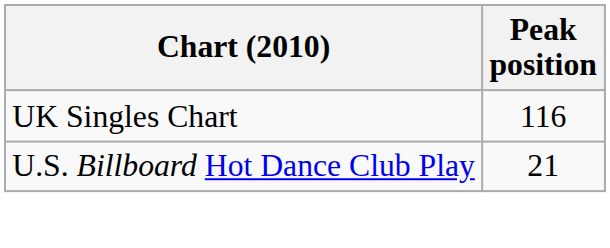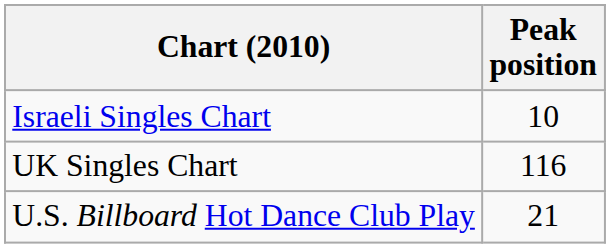+ row: (142, 115)
